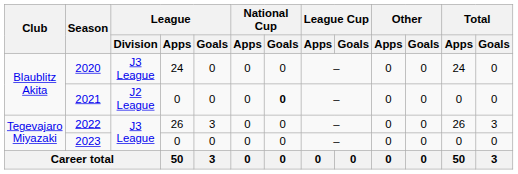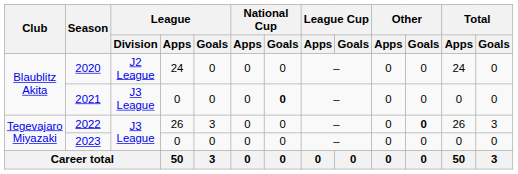(136, 68) J3 League -> (136, 68) J2 League
(136, 99) J2 League -> (136, 99) J3 League
(424, 123) normal -> (424, 123) bold
